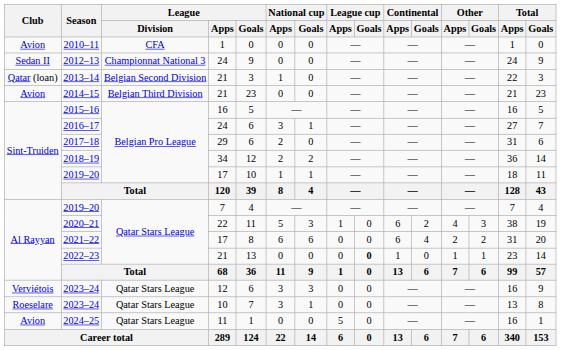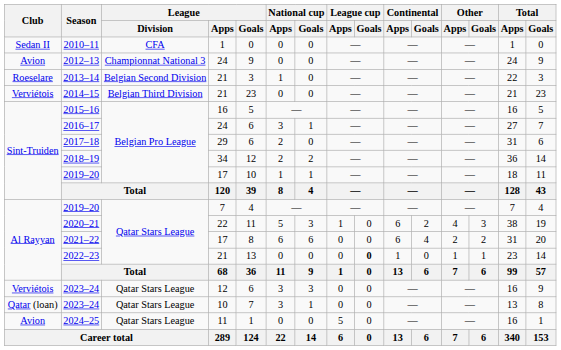(33, 45) Avion -> (33, 45) Sedan II
(33, 61) Sedan II -> (33, 61) Avion
(33, 77) Qatar (loan) -> (33, 77) Roeselare
(33, 93) Avion -> (33, 93) Verviétois
(33, 304) Roeselare -> (33, 304) Qatar (loan)
